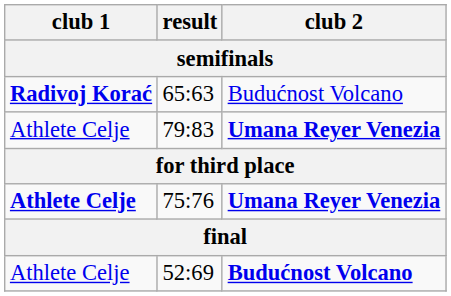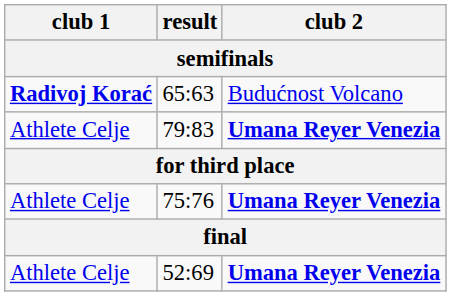(73, 201) bold -> (70, 201) normal
(320, 272) Budućnost Volcano -> (334, 272) Umana Reyer Venezia
